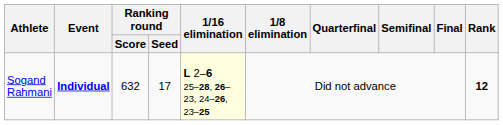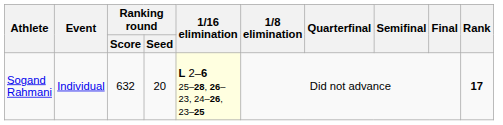(83, 87) bold -> (81, 87) normal
(165, 87) 17 -> (160, 87) 20
(482, 87) 12 -> (477, 87) 17
